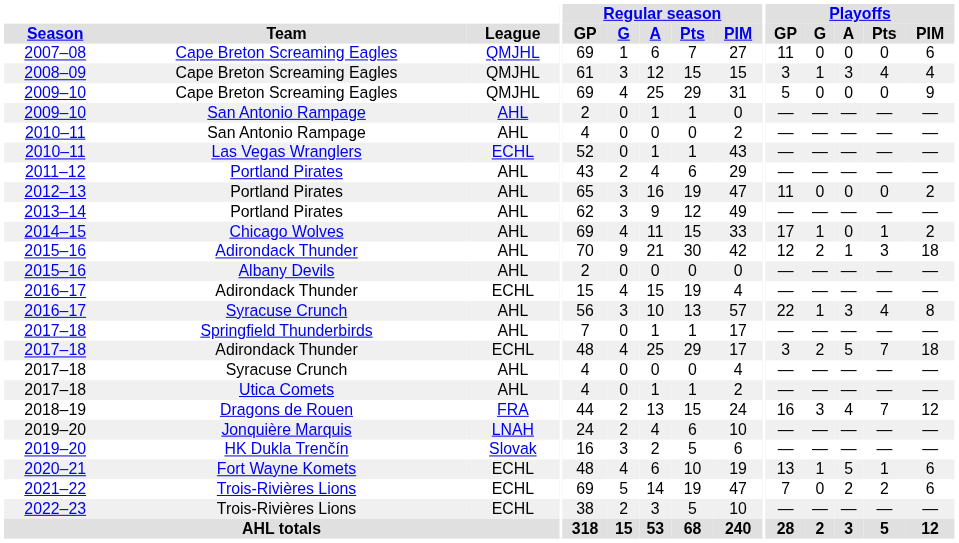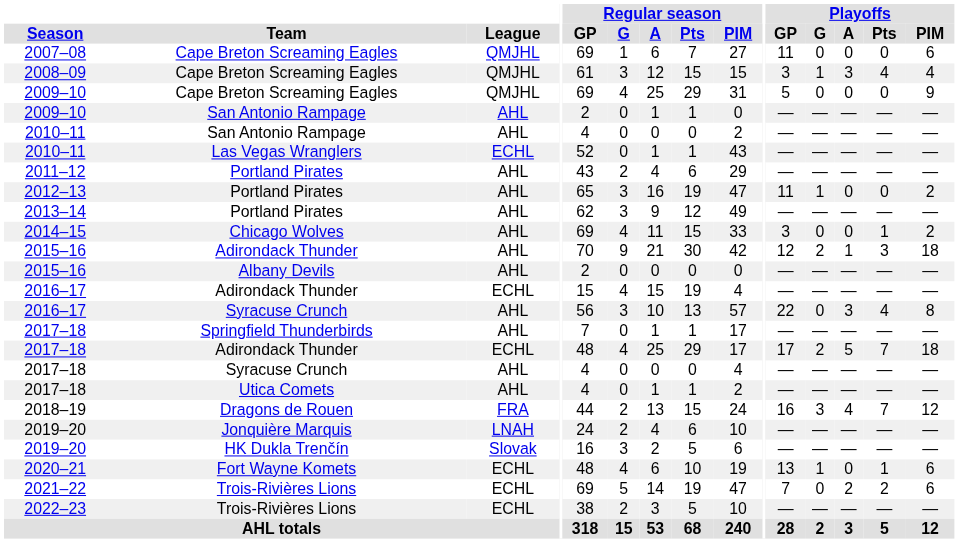(820, 192) 0 -> (820, 192) 1
(786, 231) 17 -> (786, 231) 3
(820, 231) 1 -> (820, 231) 0
(820, 310) 1 -> (820, 310) 0
(786, 350) 3 -> (786, 350) 17
(849, 469) 5 -> (849, 469) 0
